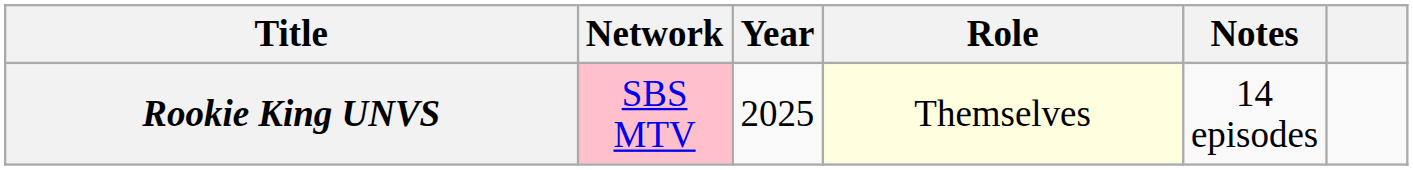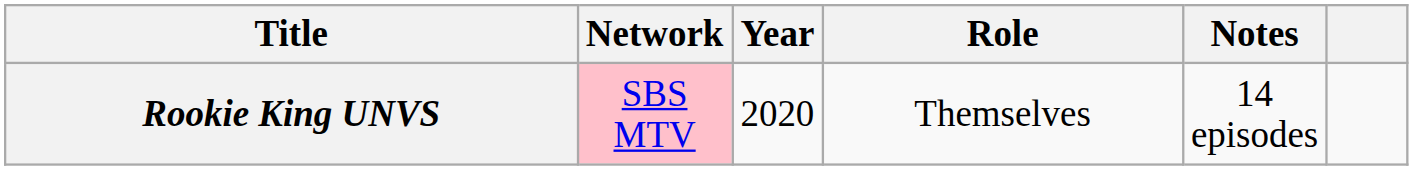(777, 113) 2025 -> (777, 113) 2020
(1003, 113) lightyellow background -> (1003, 113) no background
